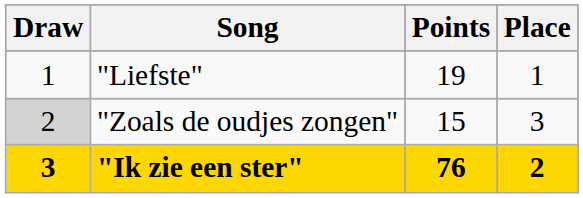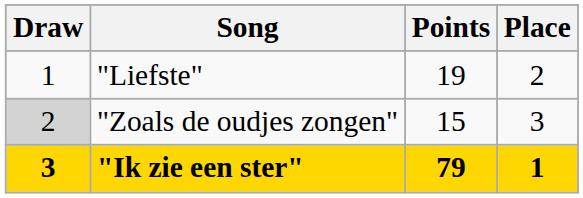(537, 74) 1 -> (537, 74) 2
(451, 167) 76 -> (451, 167) 79
(537, 167) 2 -> (537, 167) 1
